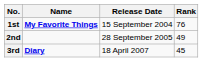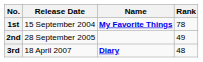columns swapped: (61, 11) <-> (137, 11)
(181, 24) 76 -> (181, 24) 78
(181, 50) 45 -> (181, 50) 48
